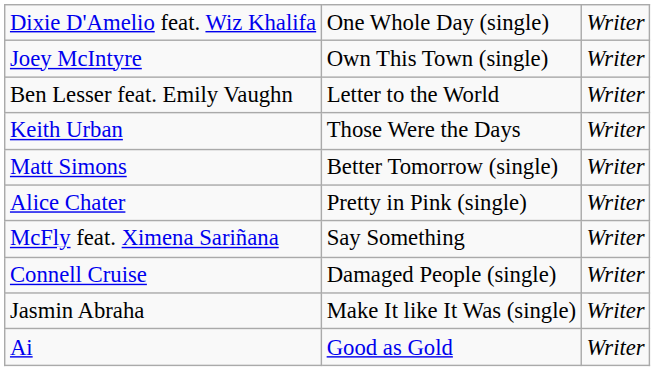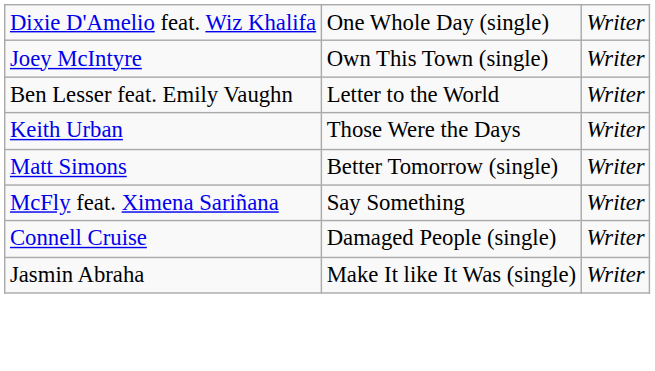- row: (68, 202)
- row: (21, 346)
